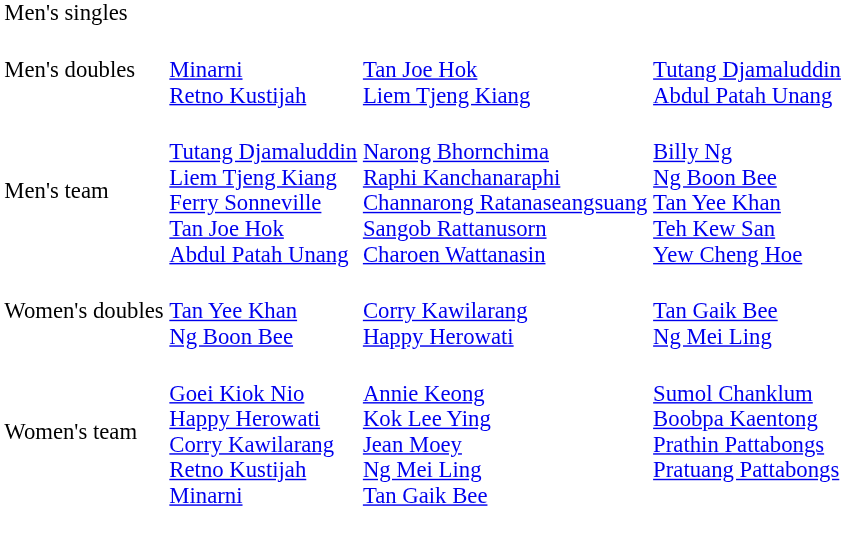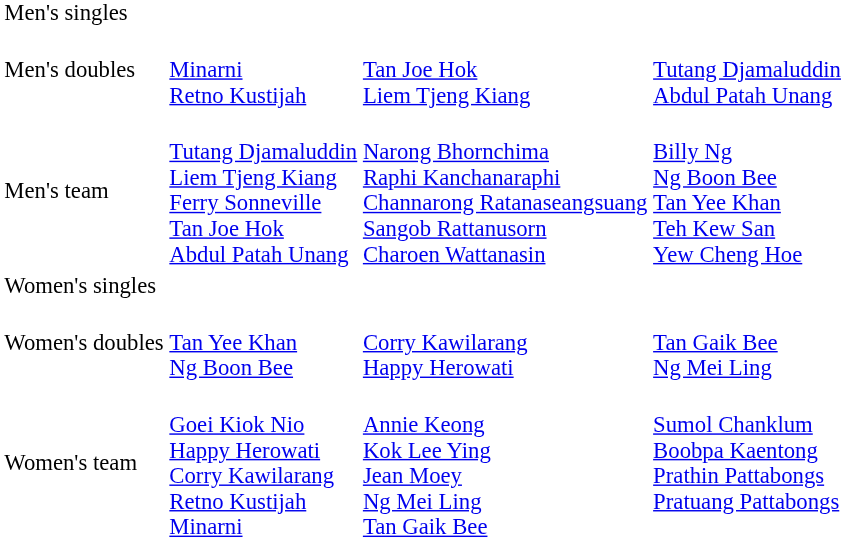+ row: (80, 285)
